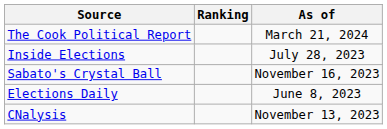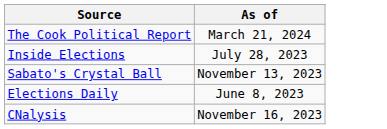- column: (223, 14)
(317, 74) November 16, 2023 -> (260, 74) November 13, 2023
(317, 114) November 13, 2023 -> (260, 114) November 16, 2023
